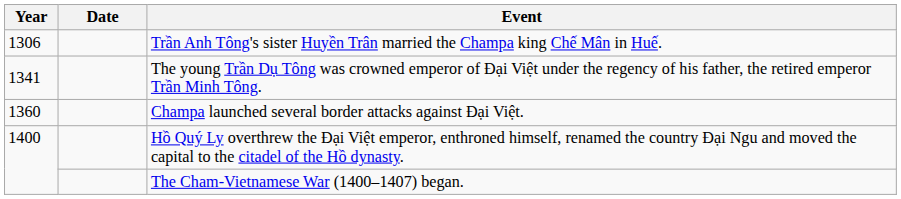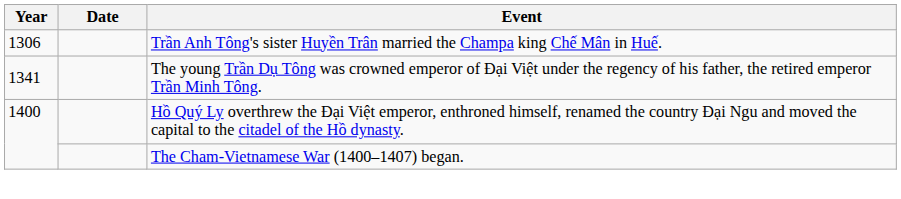- row: (337, 112)
